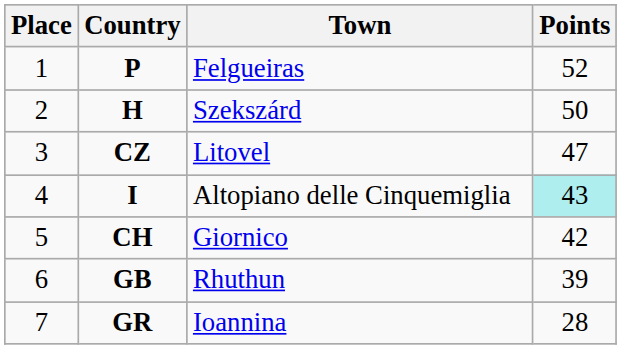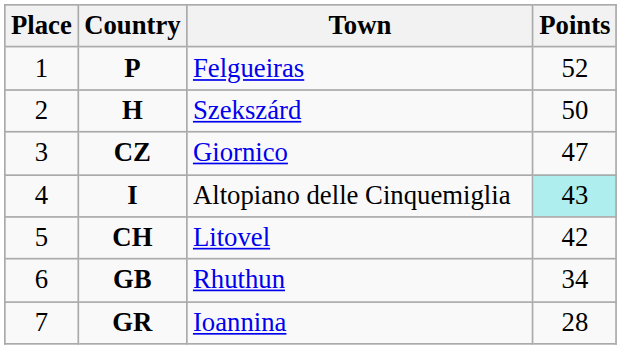(232, 152) Litovel -> (240, 152) Giornico
(240, 237) Giornico -> (232, 237) Litovel
(575, 279) 39 -> (575, 279) 34
